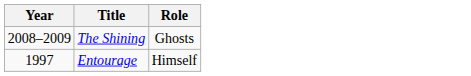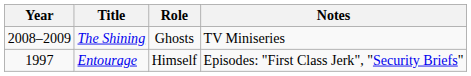+ column: (334, 15)
